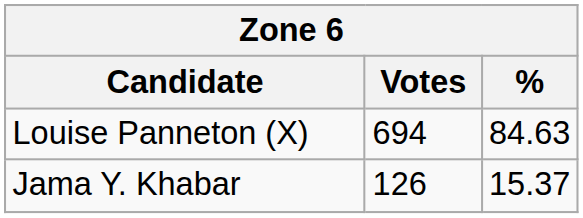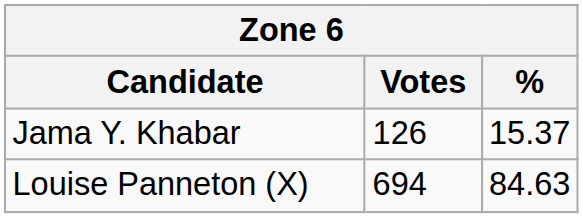rows swapped: (161, 133) <-> (127, 184)
